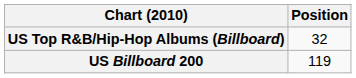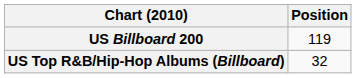rows swapped: (146, 61) <-> (146, 38)
